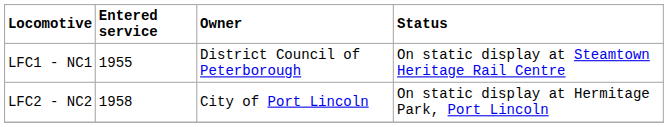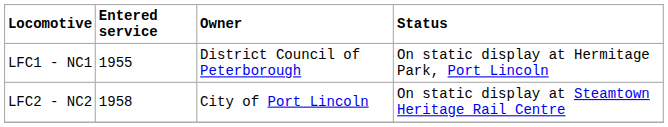(523, 63) On static display at Steamtown Heritage Rail Centre -> (523, 63) On static display at Hermitage Park, Port Lincoln
(523, 102) On static display at Hermitage Park, Port Lincoln -> (523, 102) On static display at Steamtown Heritage Rail Centre
